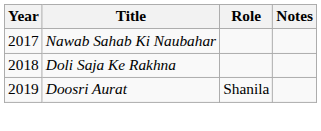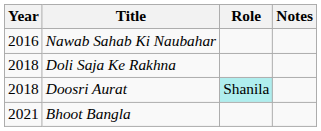(23, 41) 2017 -> (23, 41) 2016
(23, 89) 2019 -> (23, 89) 2018
(246, 89) no background -> (246, 89) paleturquoise background
+ row: (88, 114)
